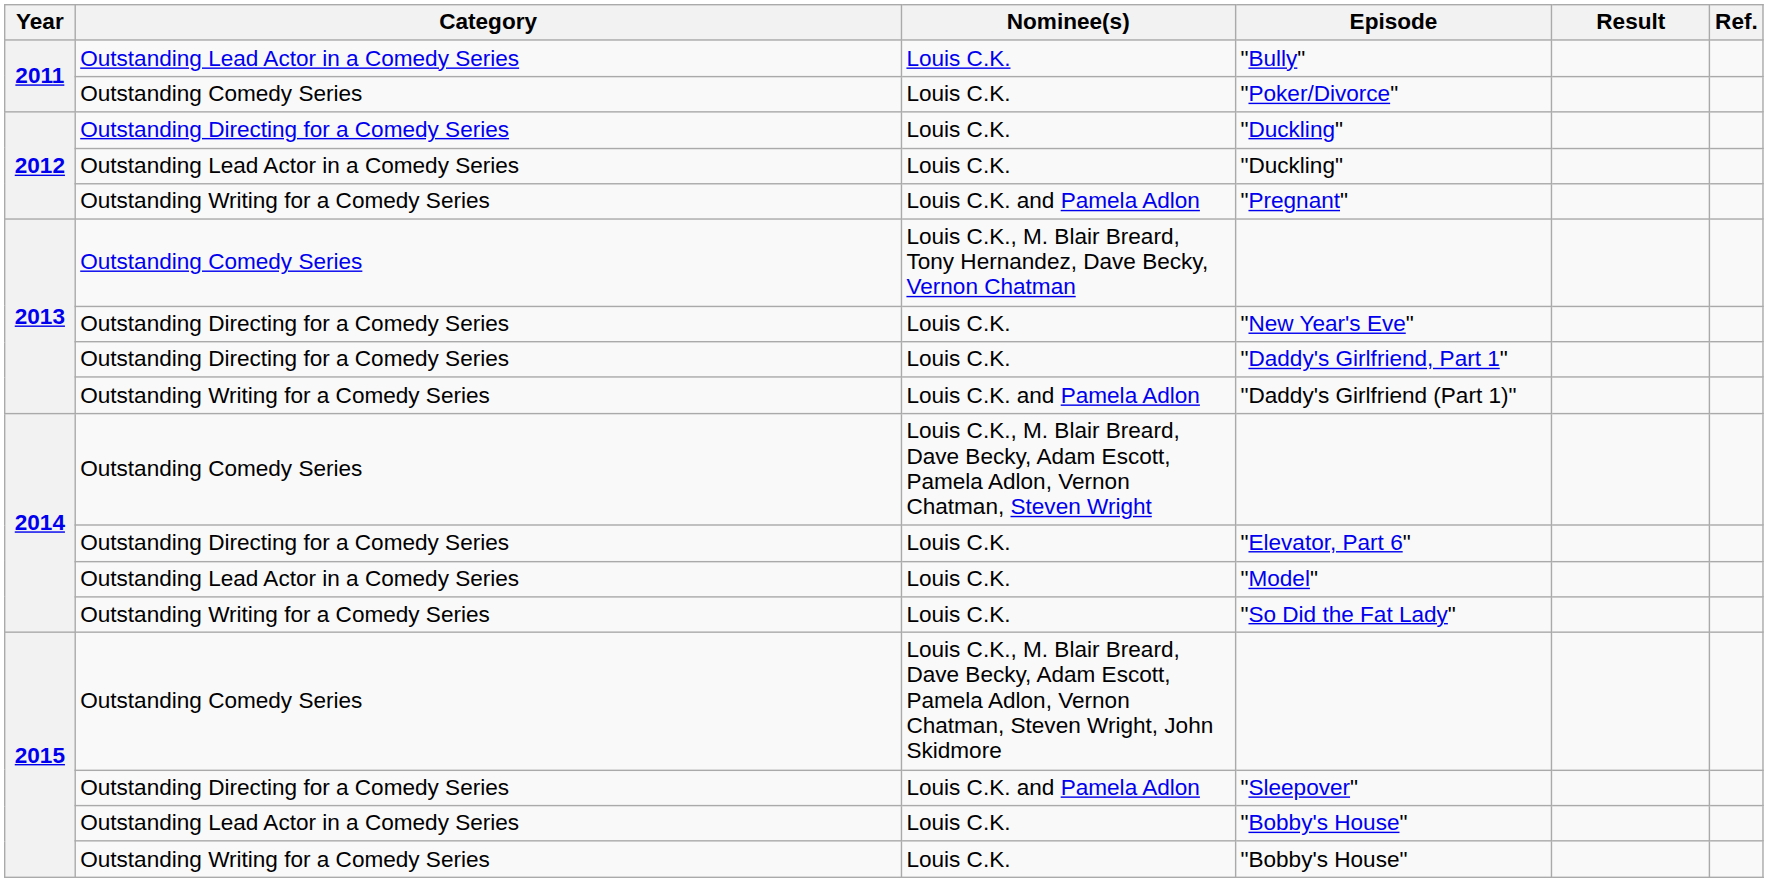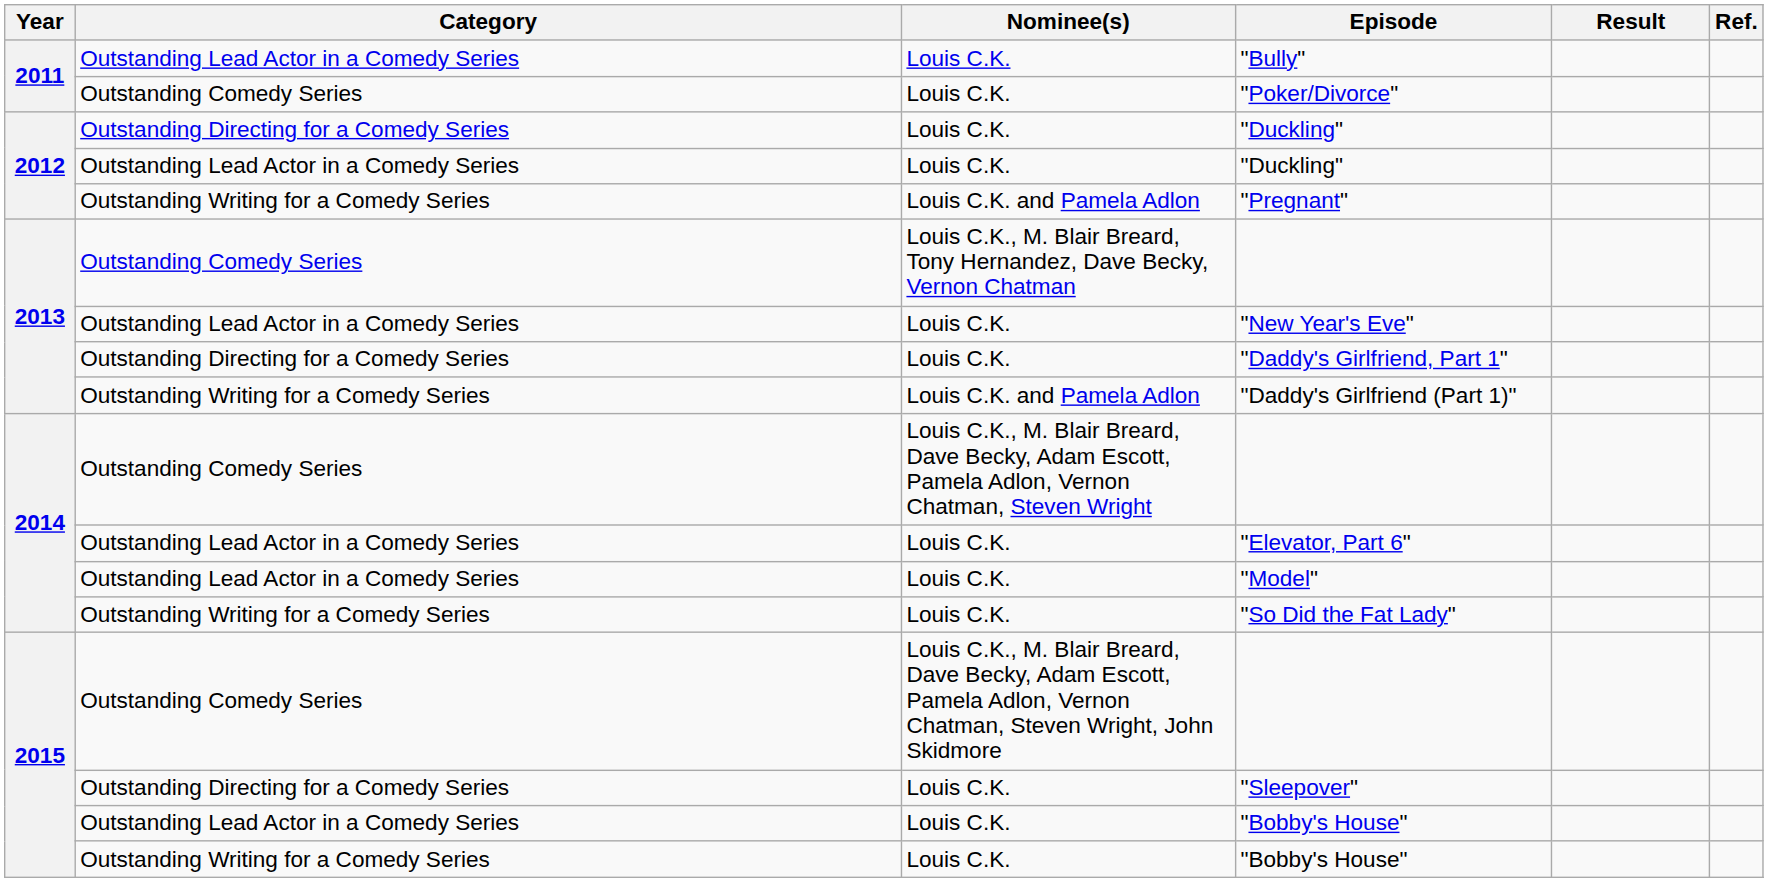(295, 323) Outstanding Directing for a Comedy Series -> (300, 323) Outstanding Lead Actor in a Comedy Series
(295, 542) Outstanding Directing for a Comedy Series -> (300, 542) Outstanding Lead Actor in a Comedy Series
(1053, 787) Louis C.K. and Pamela Adlon -> (958, 787) Louis C.K.
